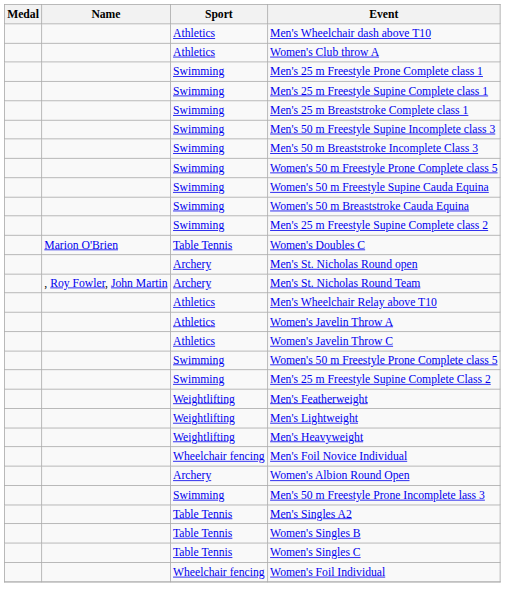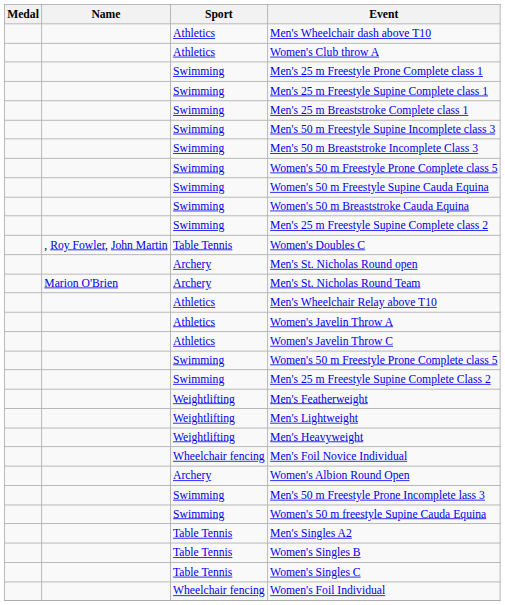(81, 245) Marion O'Brien -> (106, 245) , Roy Fowler, John Martin
(106, 283) , Roy Fowler, John Martin -> (81, 283) Marion O'Brien
+ row: (199, 514)
